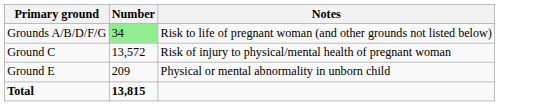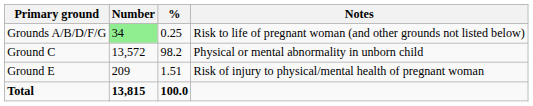+ column: (174, 14)
(306, 52) Risk of injury to physical/mental health of pregnant woman -> (308, 52) Physical or mental abnormality in unborn child
(275, 71) Physical or mental abnormality in unborn child -> (339, 71) Risk of injury to physical/mental health of pregnant woman
